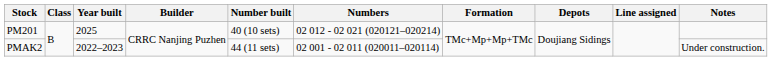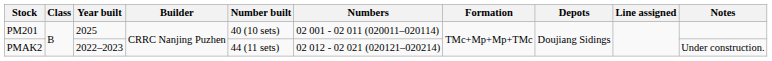(368, 30) 02 012 - 02 021 (020121–020214) -> (368, 30) 02 001 - 02 011 (020011–020114)
(368, 47) 02 001 - 02 011 (020011–020114) -> (368, 47) 02 012 - 02 021 (020121–020214)
